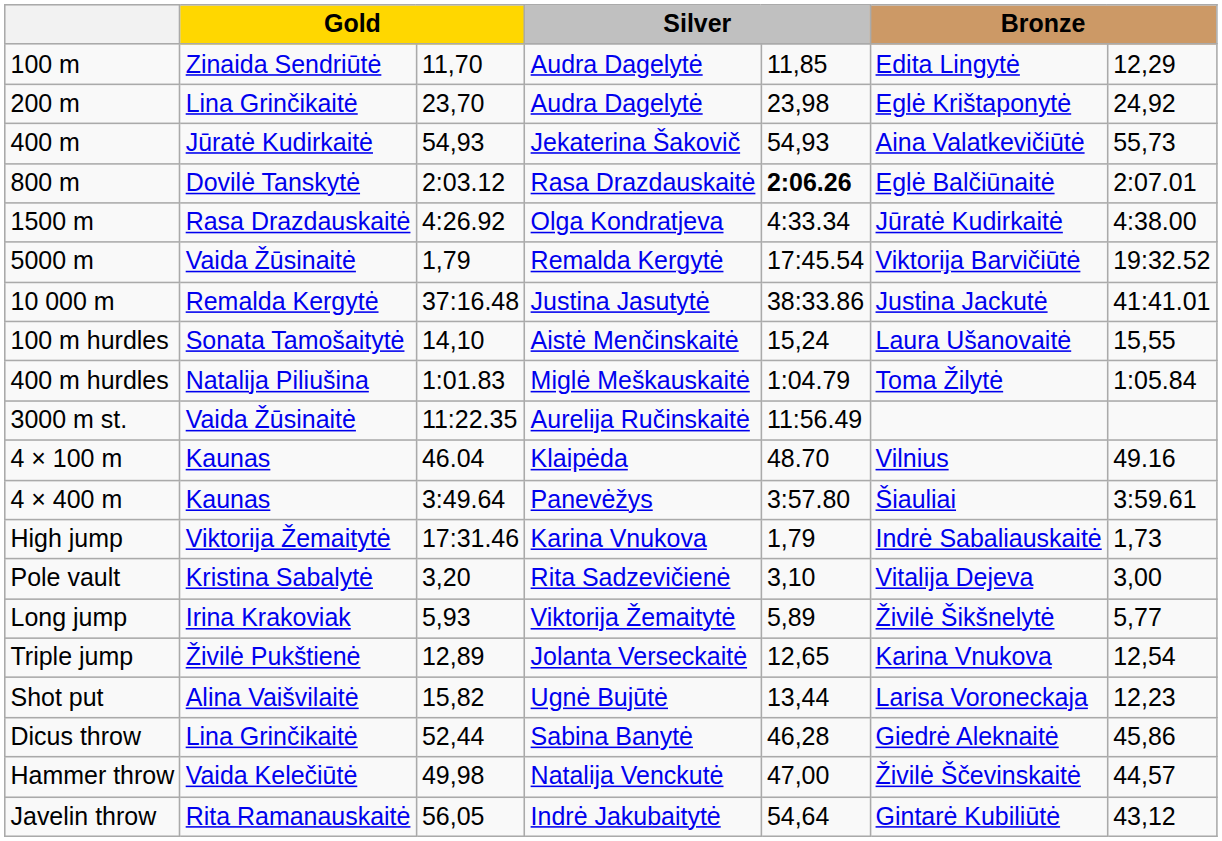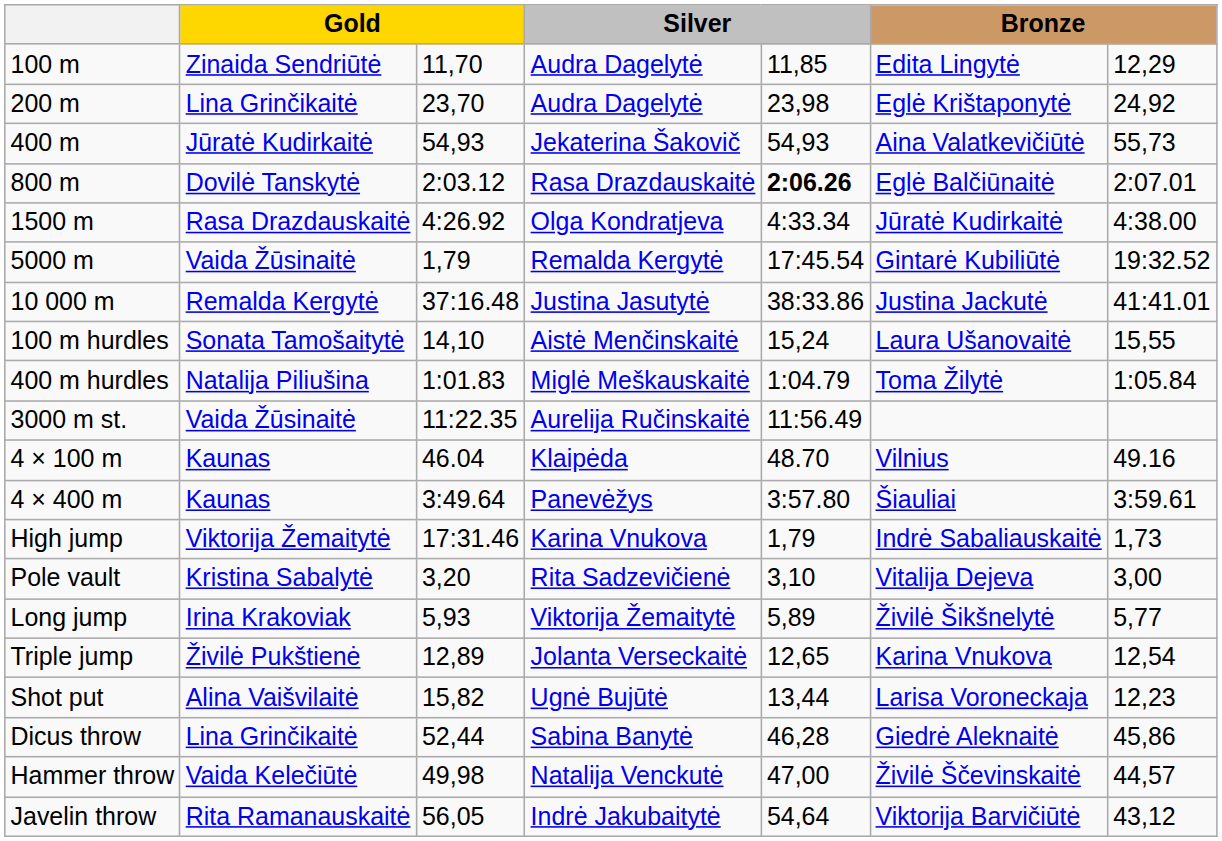(978, 261) Viktorija Barvičiūtė -> (968, 261) Gintarė Kubiliūtė
(968, 815) Gintarė Kubiliūtė -> (978, 815) Viktorija Barvičiūtė
